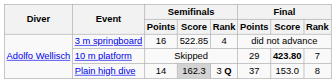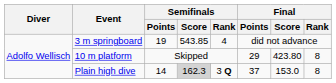(161, 42) 16 -> (161, 42) 19
(194, 42) 522.85 -> (194, 42) 543.85
(287, 56) bold -> (287, 56) normal
(317, 56) 7 -> (317, 56) 8
